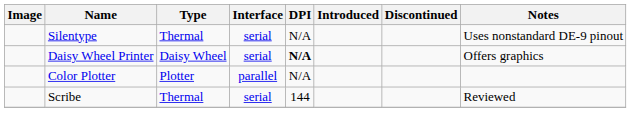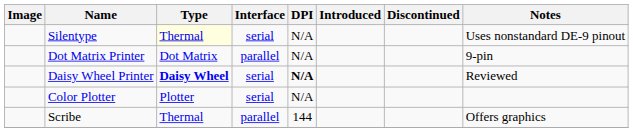(181, 35) no background -> (181, 35) lightyellow background
+ row: (96, 55)
(193, 55) normal -> (194, 76) bold
(504, 55) Offers graphics -> (492, 76) Reviewed
(258, 76) parallel -> (260, 96) serial
(258, 96) serial -> (260, 117) parallel
(489, 96) Reviewed -> (506, 117) Offers graphics
